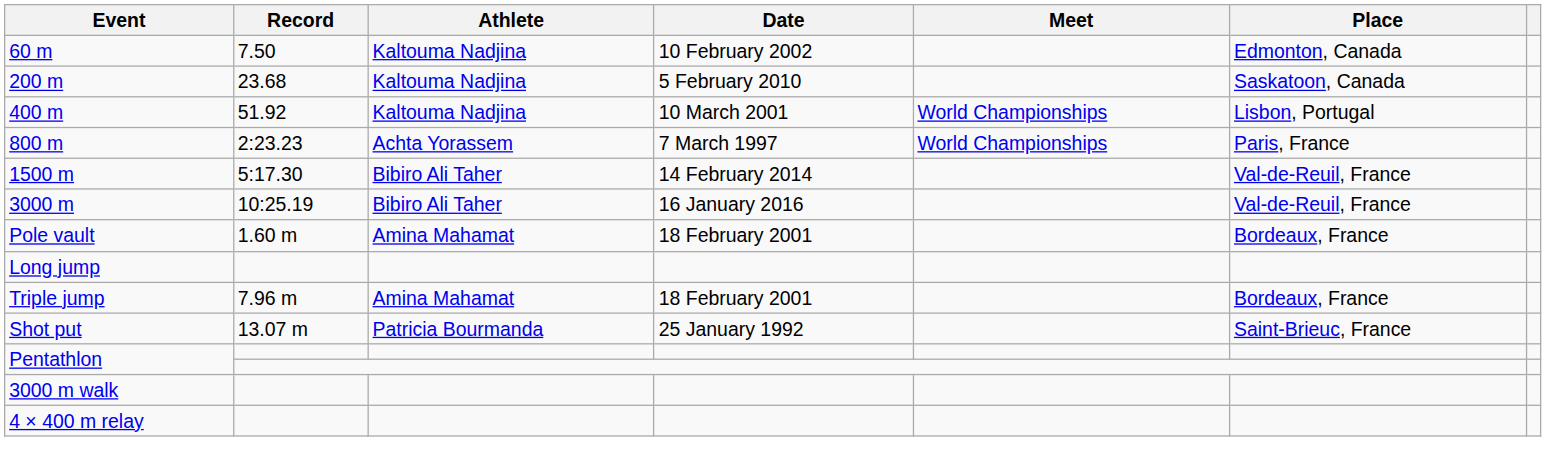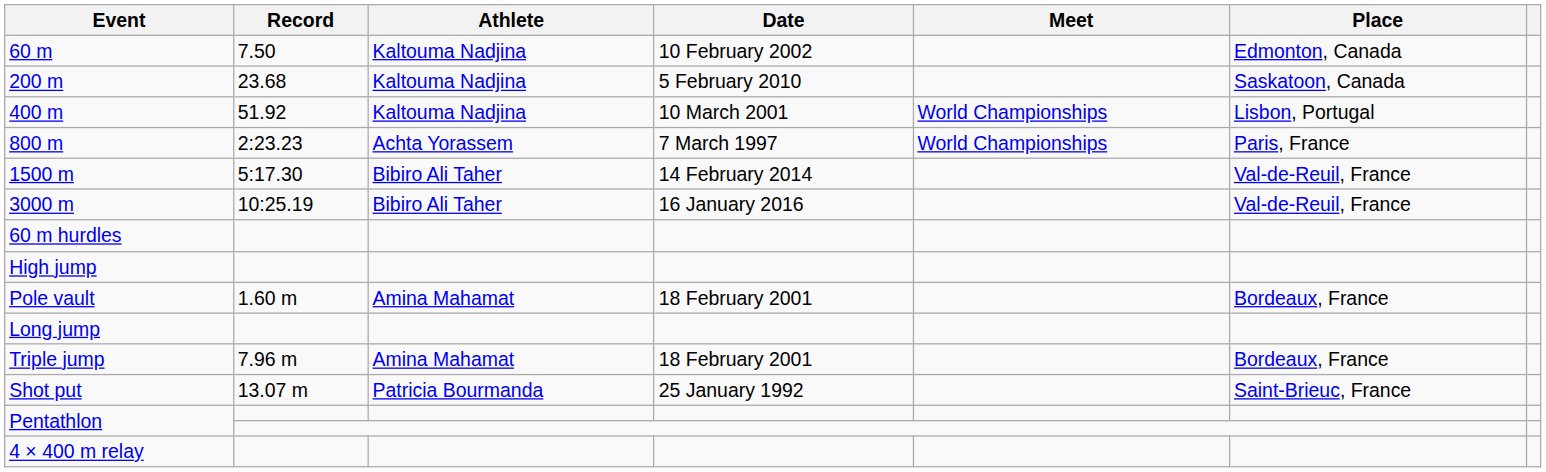+ row: (65, 236)
+ row: (53, 267)
- row: (64, 390)
